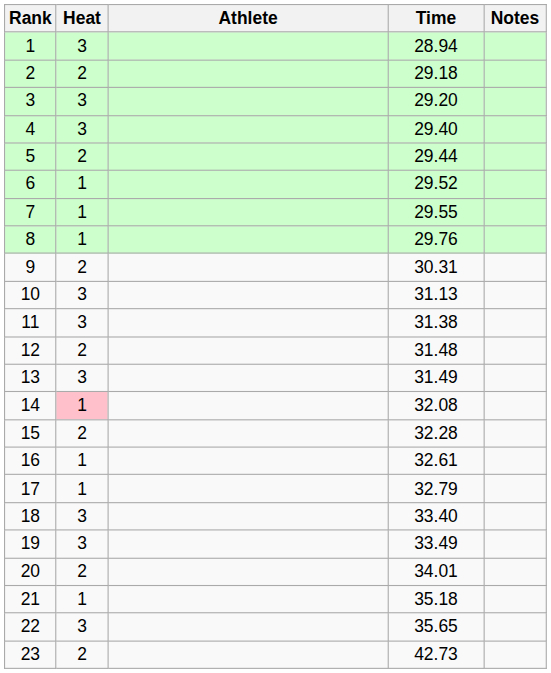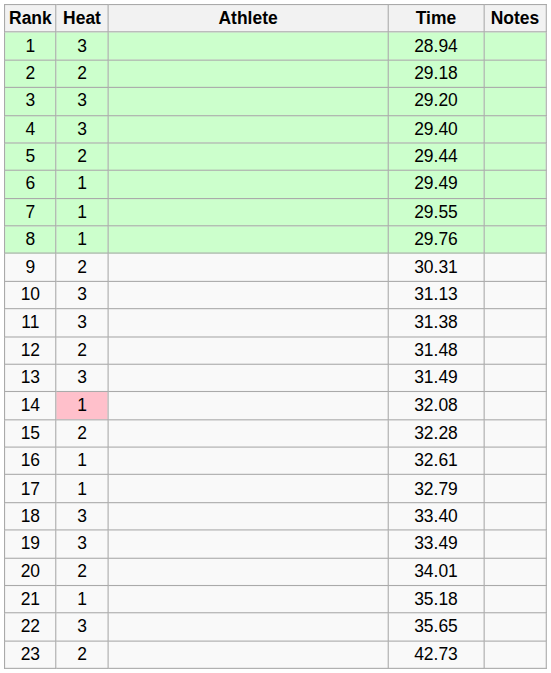(436, 184) 29.52 -> (436, 184) 29.49
